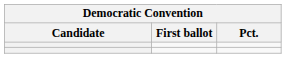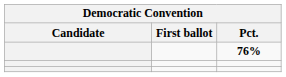+ row: (78, 51)
